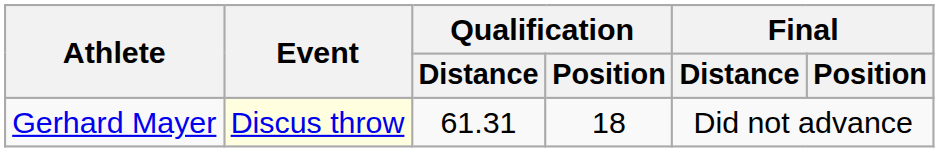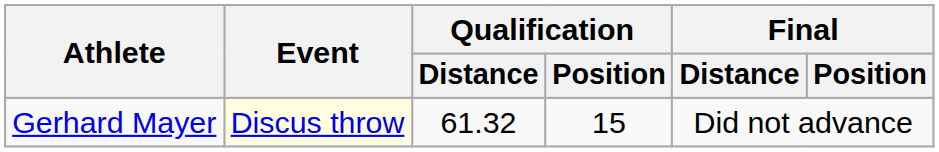(478, 123) 61.31 -> (478, 123) 61.32
(609, 123) 18 -> (609, 123) 15
